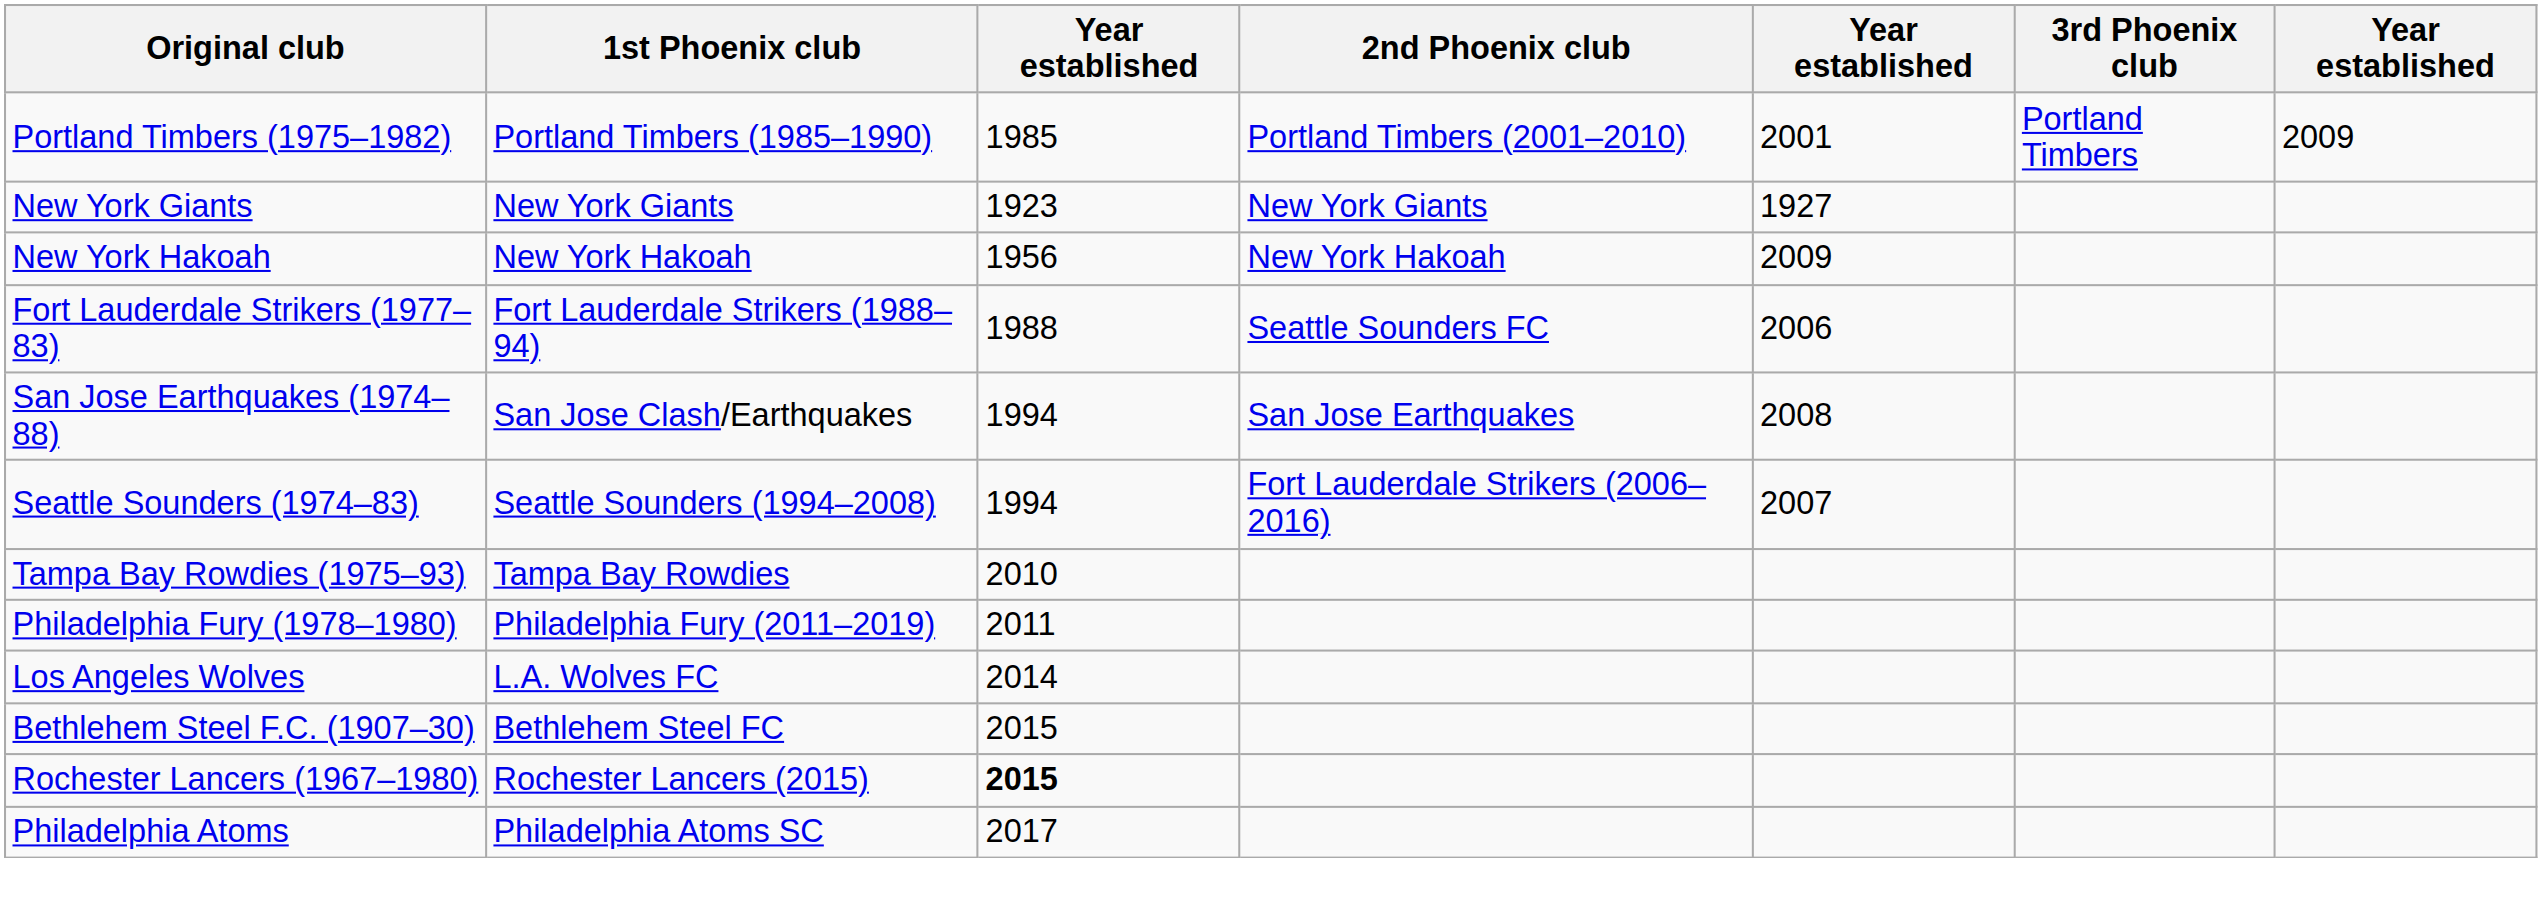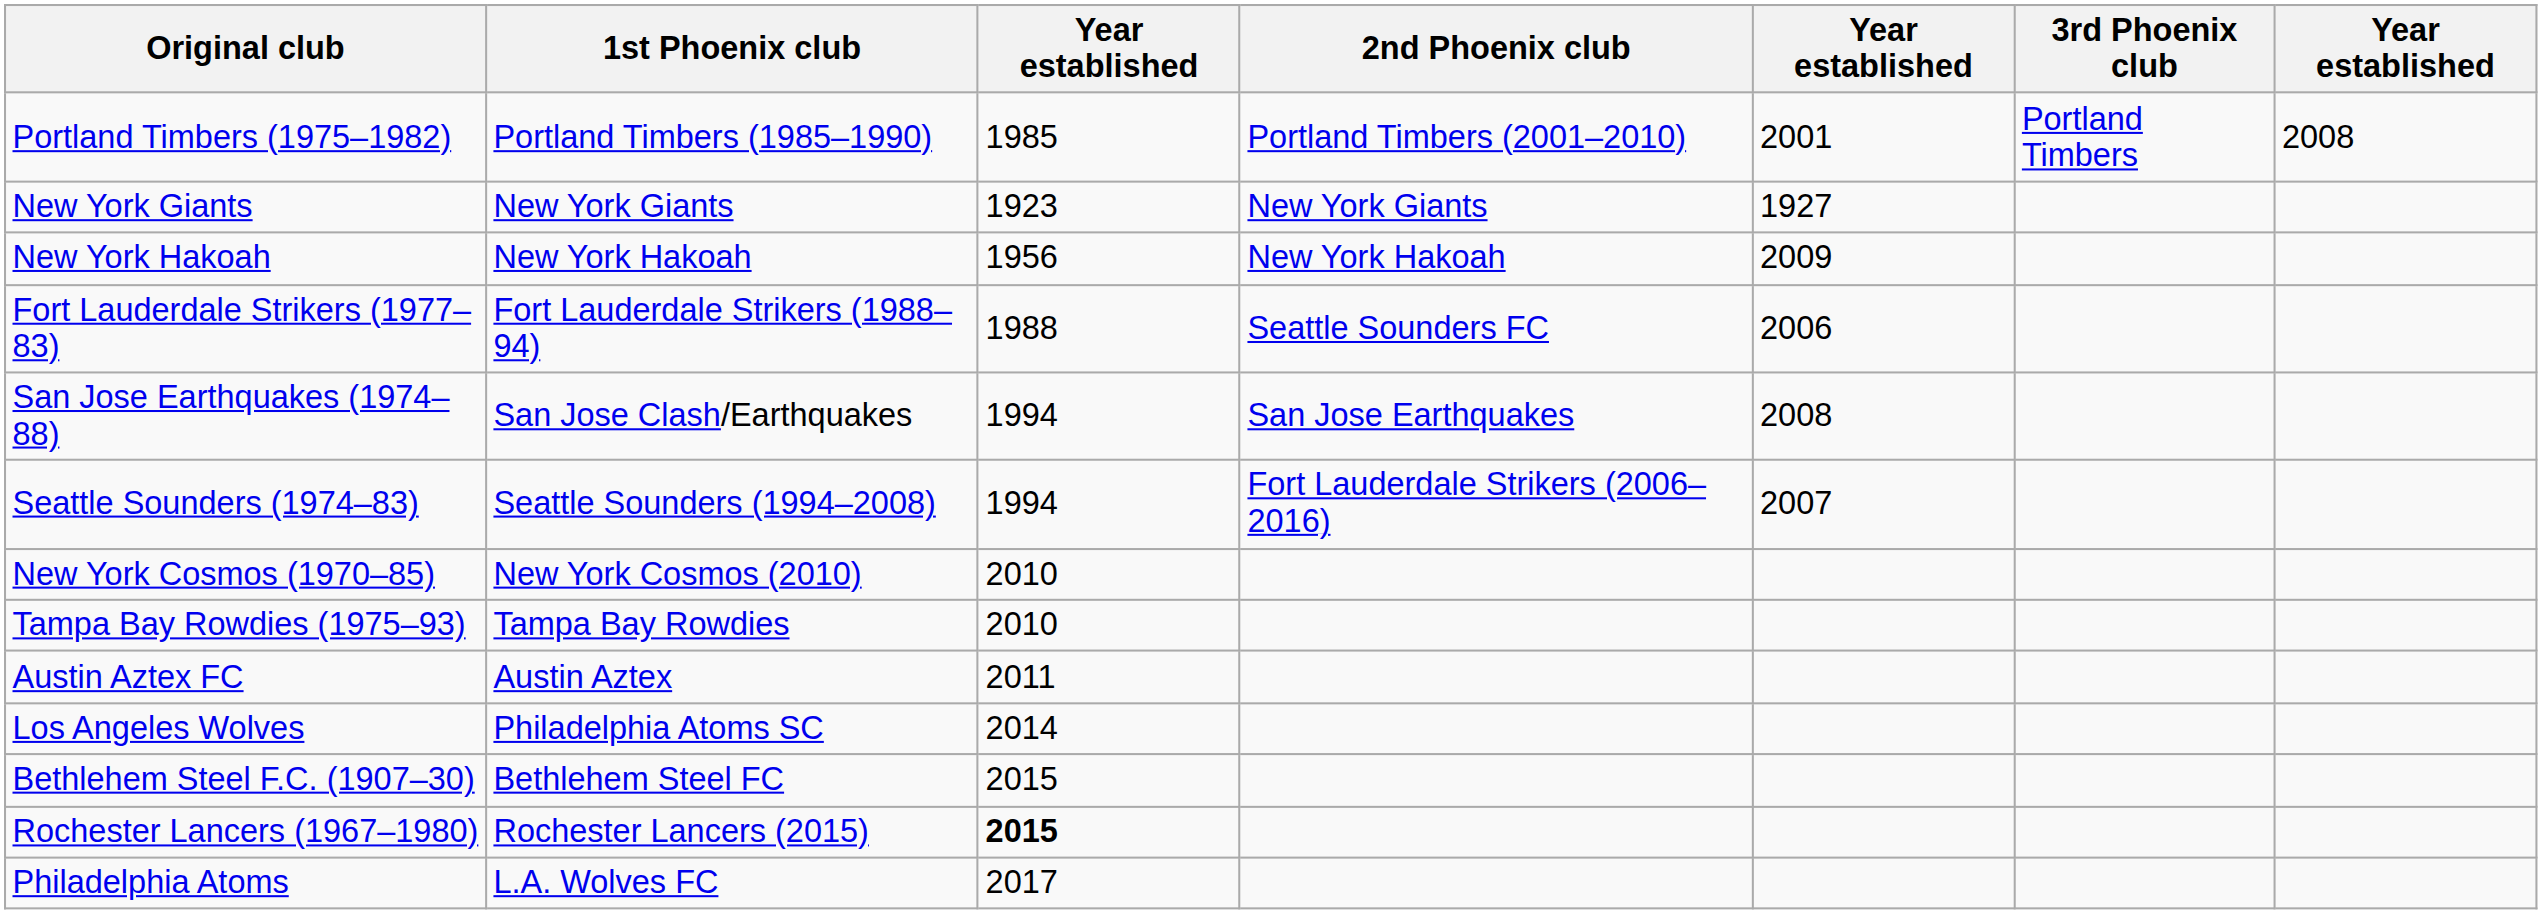(2318, 136) 2009 -> (2318, 136) 2008
+ row: (224, 573)
+ row: (128, 676)
- row: (235, 625)
(606, 676) L.A. Wolves FC -> (659, 728) Philadelphia Atoms SC
(659, 831) Philadelphia Atoms SC -> (606, 882) L.A. Wolves FC
